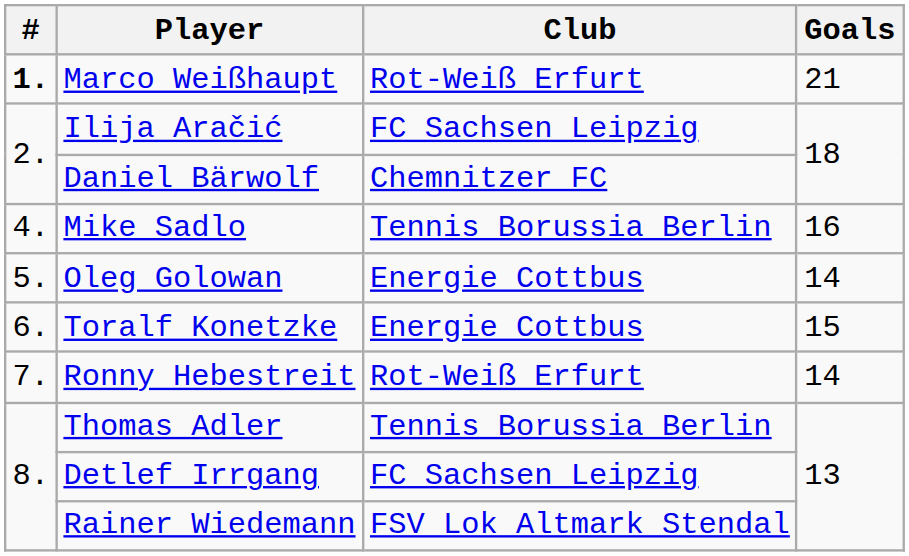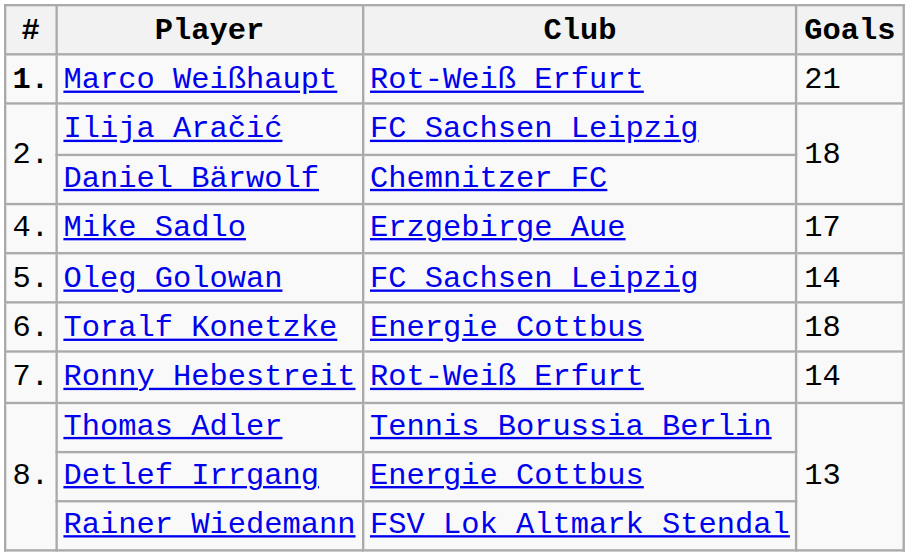(571, 228) Tennis Borussia Berlin -> (498, 228) Erzgebirge Aue
(823, 228) 16 -> (823, 228) 17
(507, 278) Energie Cottbus -> (534, 278) FC Sachsen Leipzig
(823, 327) 15 -> (823, 327) 18
(534, 476) FC Sachsen Leipzig -> (507, 476) Energie Cottbus
